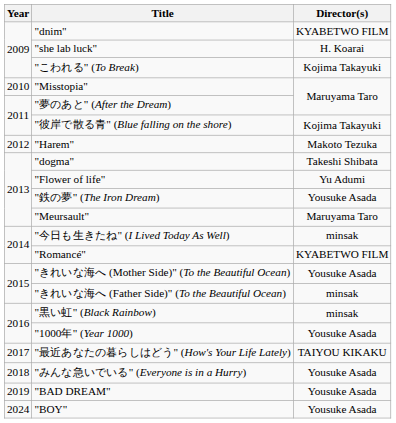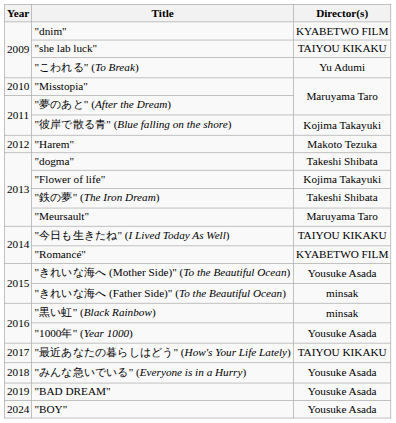(342, 48) H. Koarai -> (342, 48) TAIYOU KIKAKU
(342, 67) Kojima Takayuki -> (342, 67) Yu Adumi
(342, 179) Yu Adumi -> (342, 179) Kojima Takayuki
(342, 198) Yousuke Asada -> (342, 198) Takeshi Shibata
(342, 235) minsak -> (342, 235) TAIYOU KIKAKU
